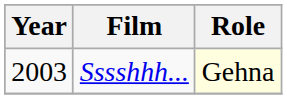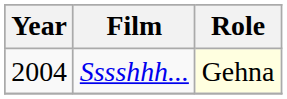(39, 70) 2003 -> (39, 70) 2004
